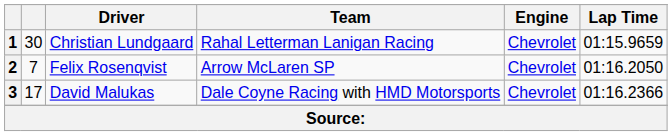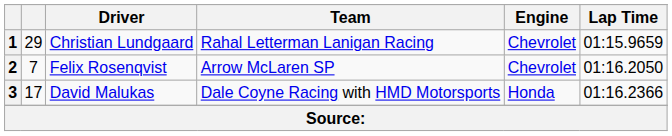(33, 43) 30 -> (33, 43) 29
(542, 93) Chevrolet -> (531, 93) Honda
